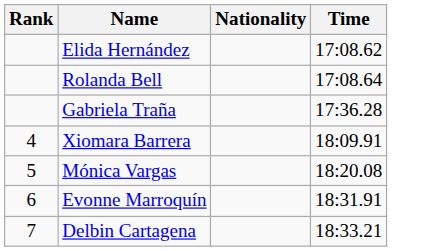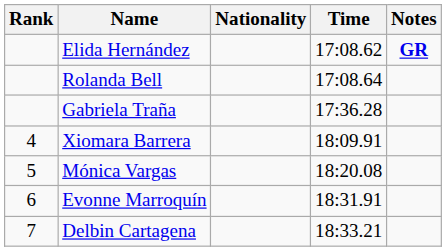+ column: (414, 19)
